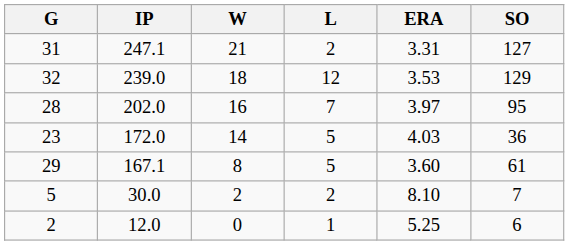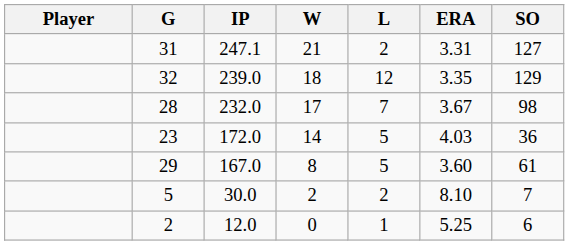+ column: (68, 19)
(424, 78) 3.53 -> (456, 78) 3.35
(144, 107) 202.0 -> (240, 107) 232.0
(238, 107) 16 -> (312, 107) 17
(424, 107) 3.97 -> (456, 107) 3.67
(517, 107) 95 -> (528, 107) 98
(144, 166) 167.1 -> (240, 166) 167.0
